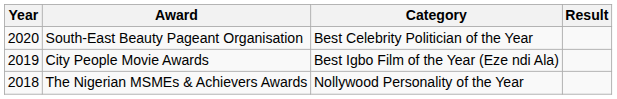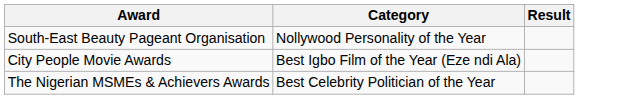- column: (23, 15)
(423, 37) Best Celebrity Politician of the Year -> (381, 37) Nollywood Personality of the Year
(419, 82) Nollywood Personality of the Year -> (386, 82) Best Celebrity Politician of the Year
